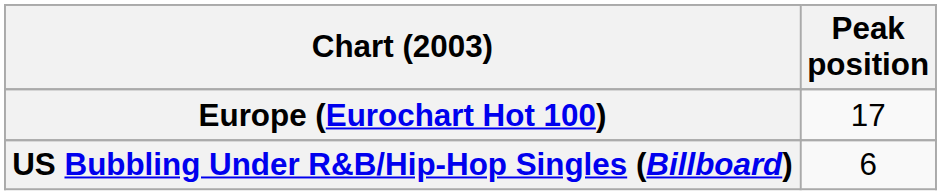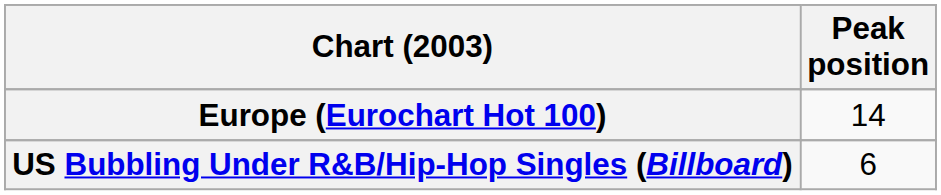(868, 114) 17 -> (868, 114) 14
